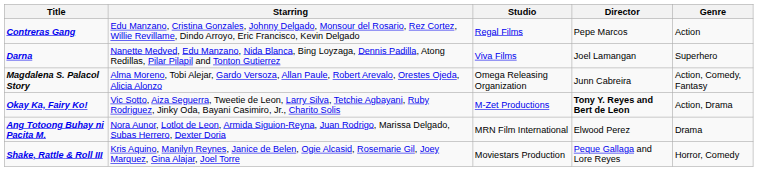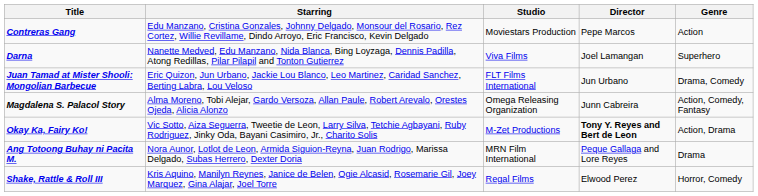(499, 31) Regal Films -> (531, 31) Moviestars Production
+ row: (70, 81)
(602, 130) Elwood Perez -> (620, 154) Peque Gallaga and Lore Reyes
(520, 154) Moviestars Production -> (510, 179) Regal Films
(613, 154) Peque Gallaga and Lore Reyes -> (609, 179) Elwood Perez
